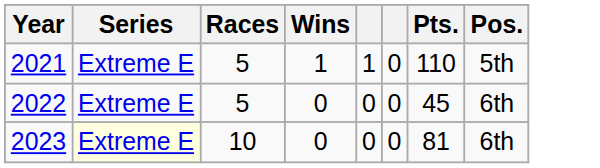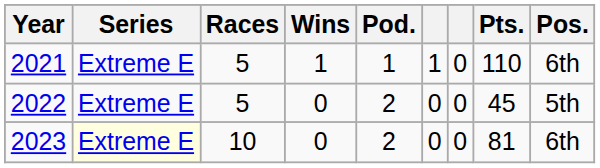+ column: (389, 24)
(497, 63) 5th -> (563, 63) 6th
(497, 103) 6th -> (563, 103) 5th
